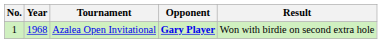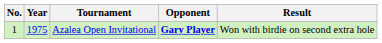(37, 30) 1968 -> (37, 30) 1975
